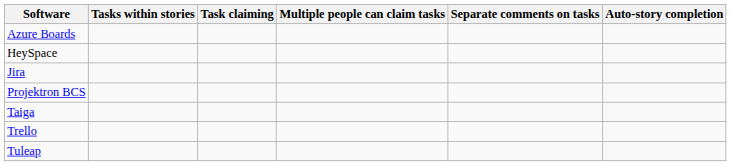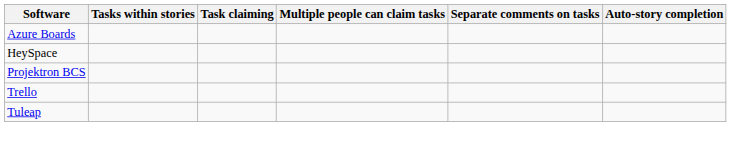- row: (16, 72)
- row: (21, 111)
